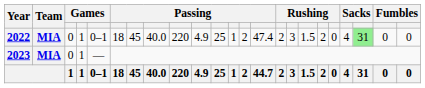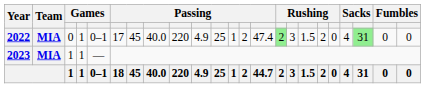(118, 37) 18 -> (118, 37) 17
(281, 37) no background -> (281, 37) lightgreen background
(71, 55) 0 -> (71, 55) 1
